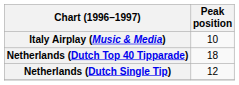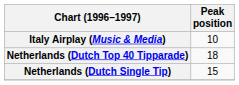(213, 71) 12 -> (213, 71) 15
